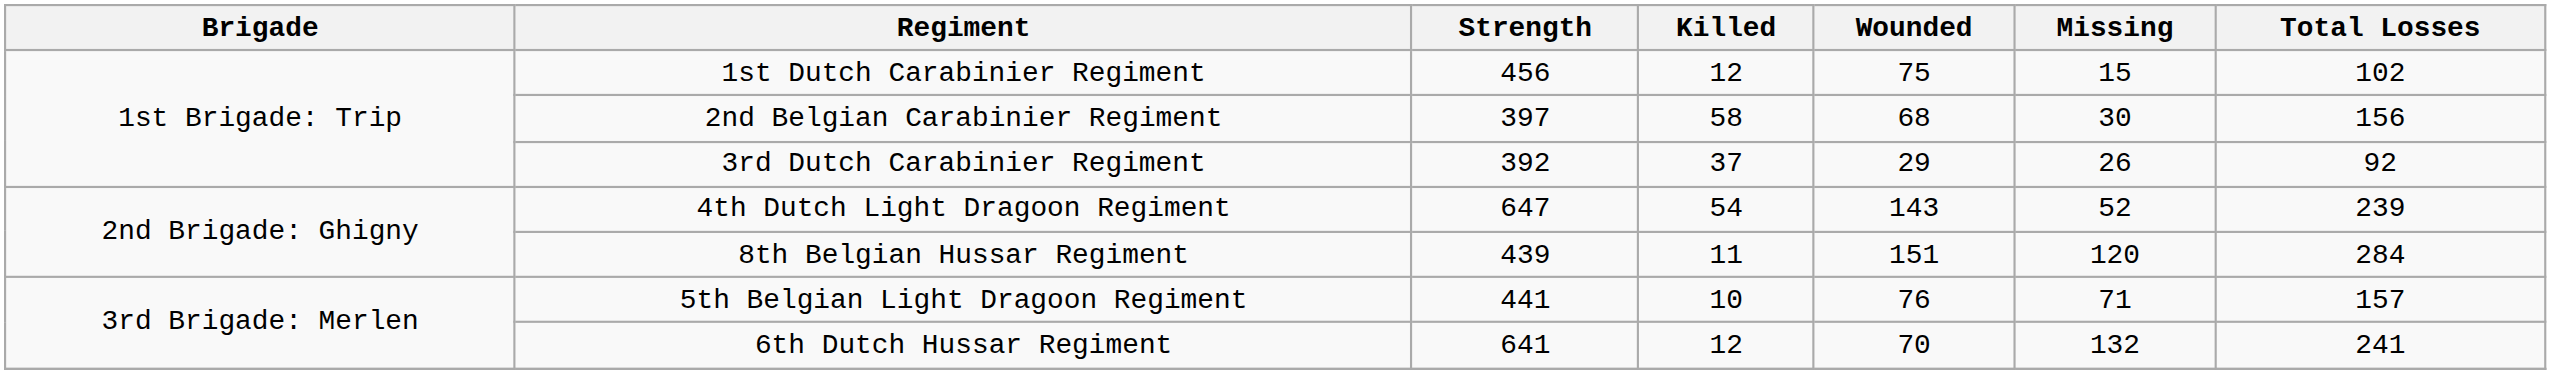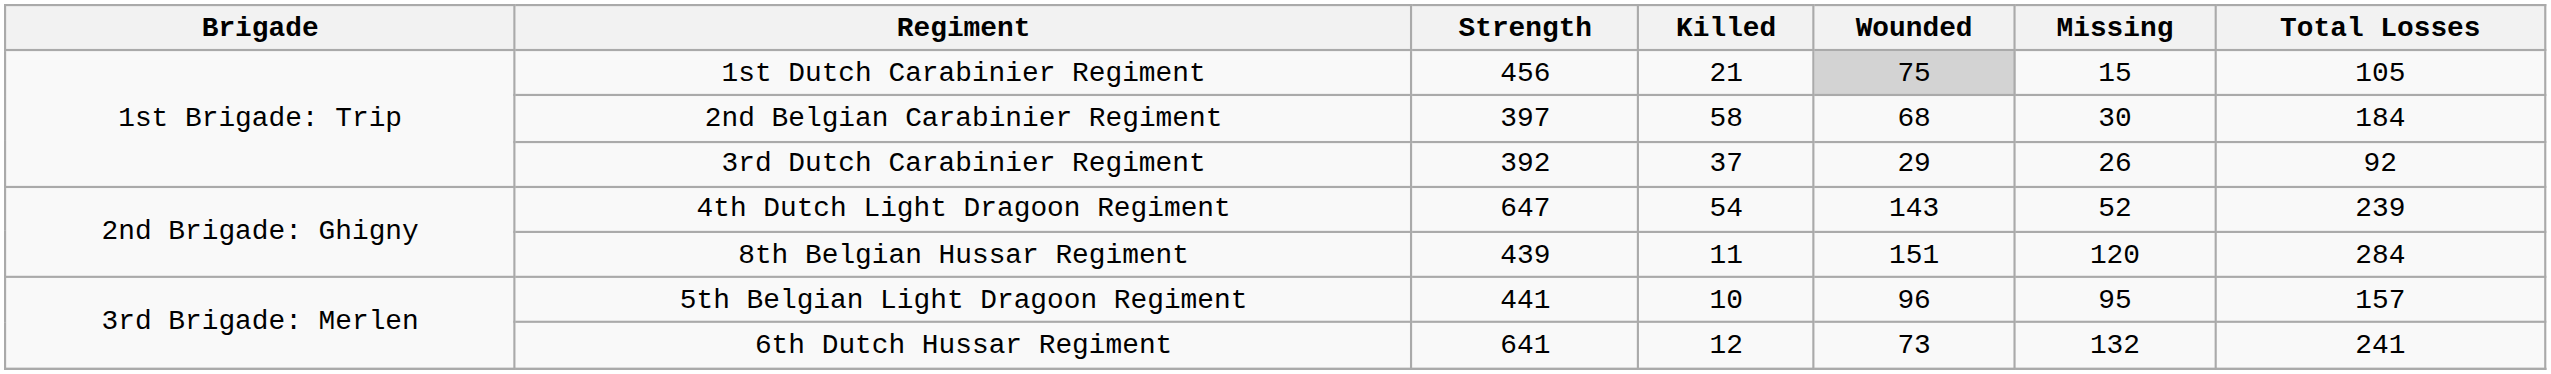(1726, 73) 12 -> (1726, 73) 21
(1914, 73) no background -> (1914, 73) lightgrey background
(2380, 73) 102 -> (2380, 73) 105
(2380, 118) 156 -> (2380, 118) 184
(1914, 300) 76 -> (1914, 300) 96
(2115, 300) 71 -> (2115, 300) 95
(1914, 345) 70 -> (1914, 345) 73
